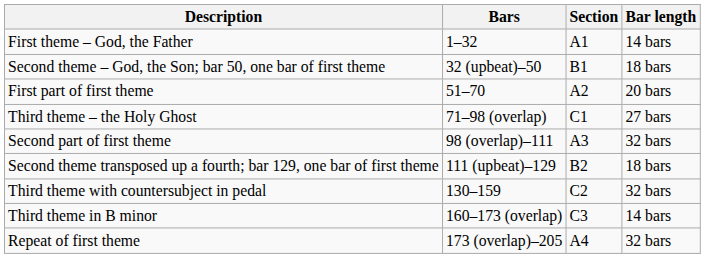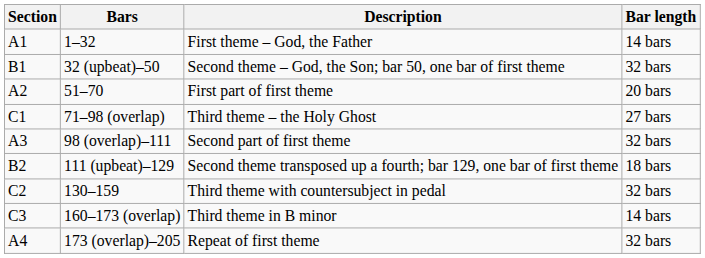columns swapped: (594, 16) <-> (223, 16)
(648, 66) 18 bars -> (648, 66) 32 bars
